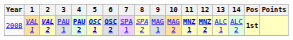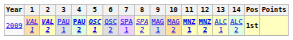(14, 26) 2008 -> (14, 26) 2009
(111, 26) bold -> (111, 26) normal
